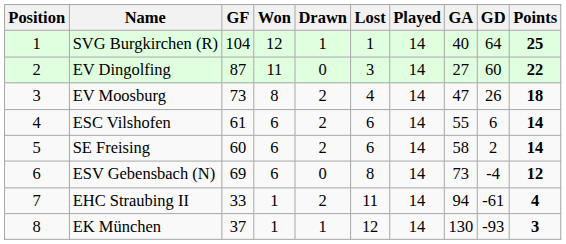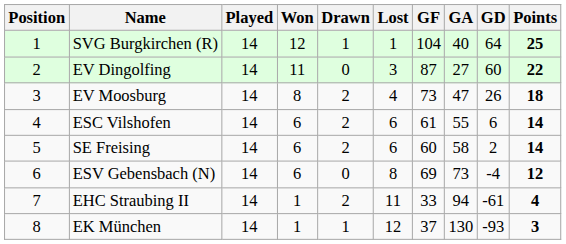columns swapped: (417, 17) <-> (238, 17)
